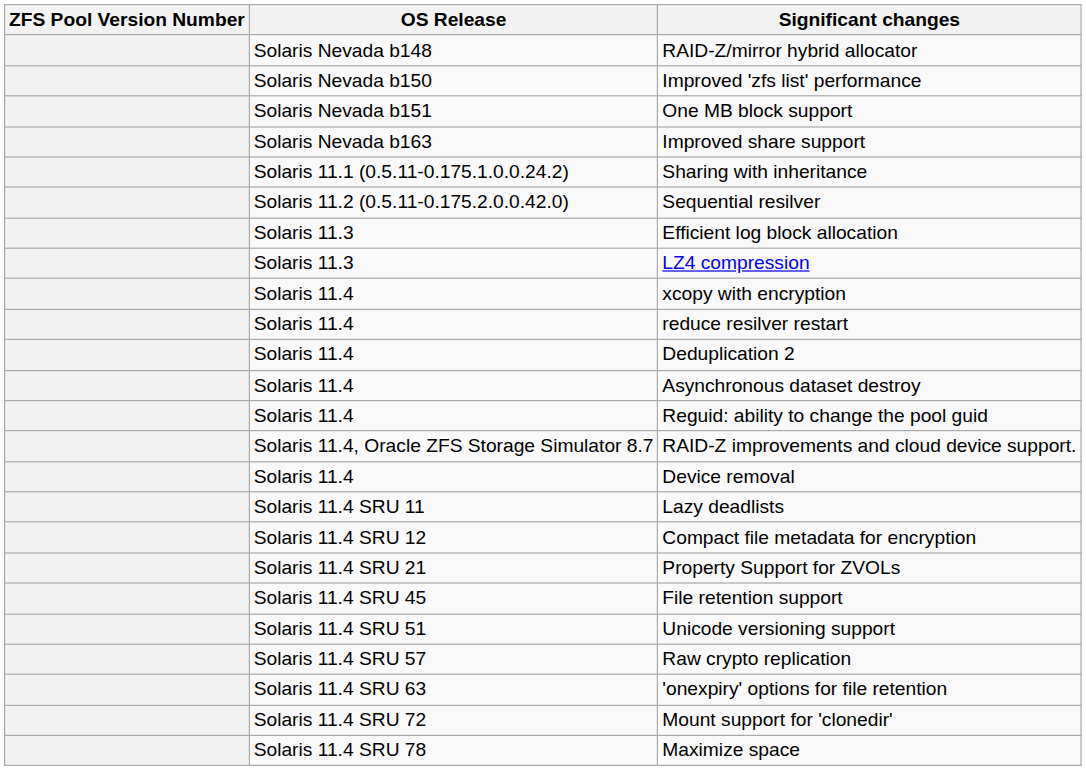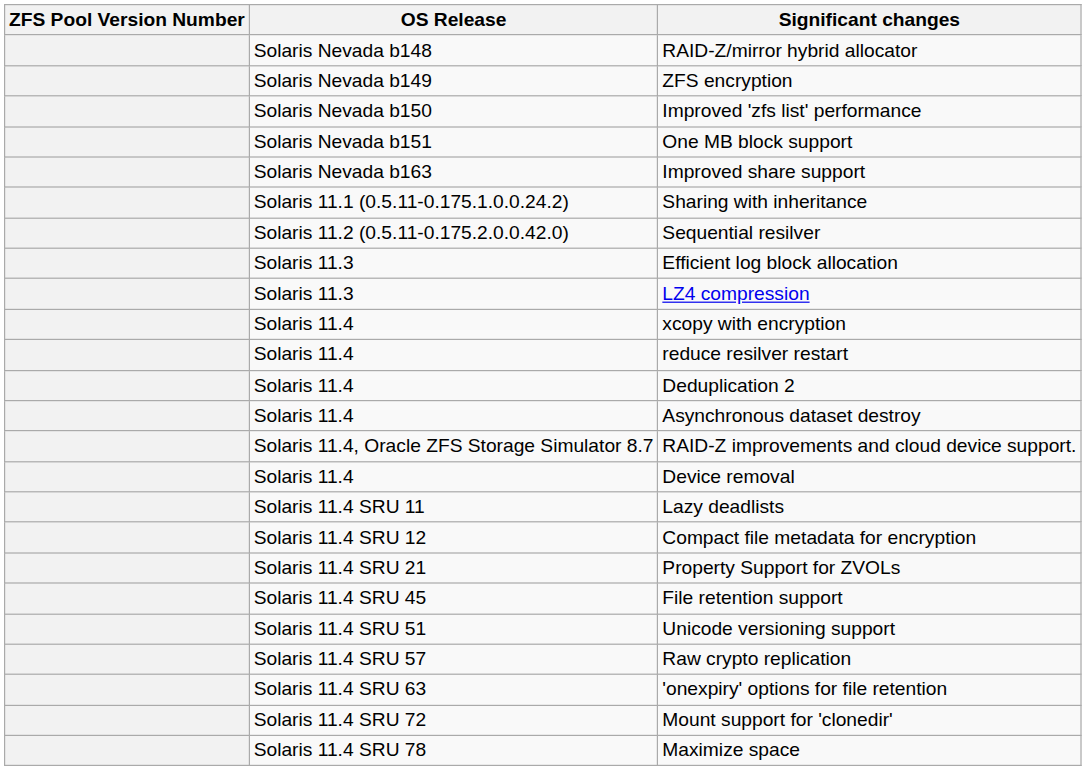+ row: (727, 80)
- row: (825, 415)
